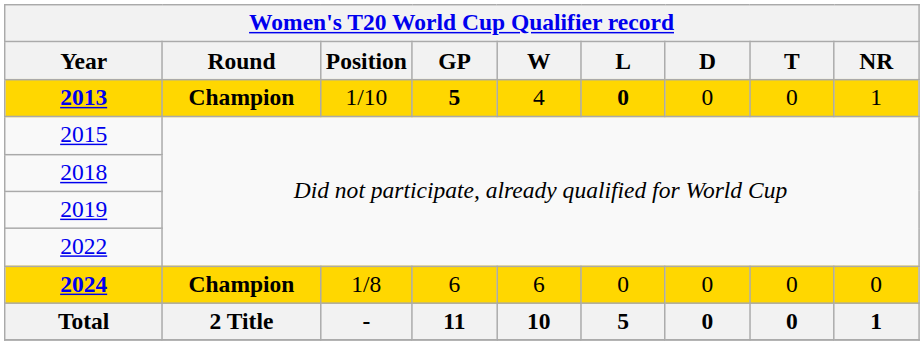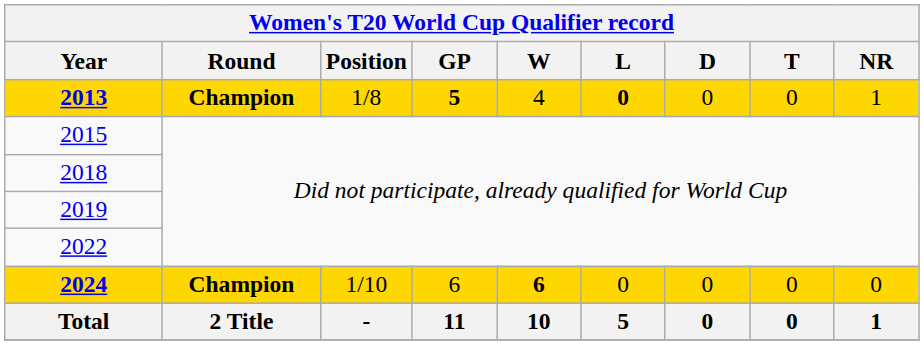(366, 97) 1/10 -> (366, 97) 1/8
(366, 284) 1/8 -> (366, 284) 1/10
(539, 284) normal -> (539, 284) bold
